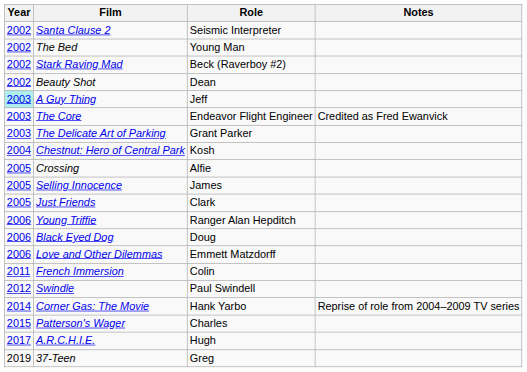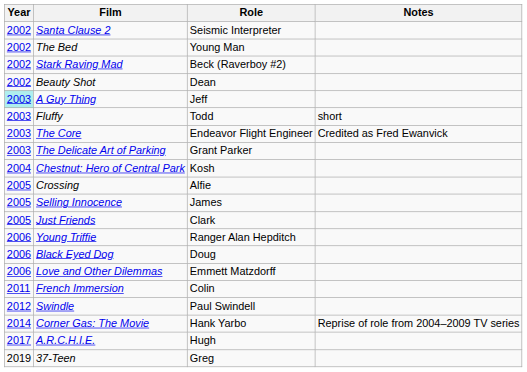+ row: (49, 116)
- row: (81, 323)
